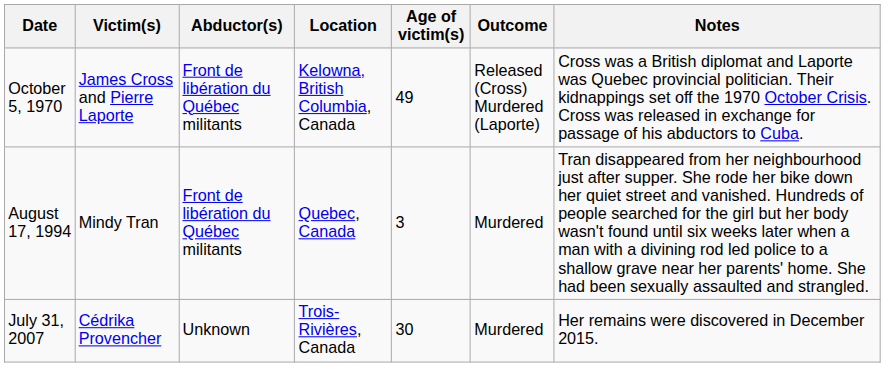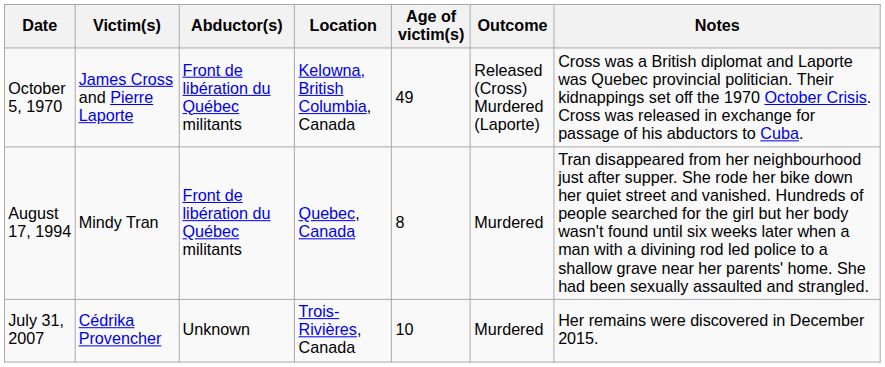(400, 223) 3 -> (400, 223) 8
(404, 330) 30 -> (404, 330) 10
